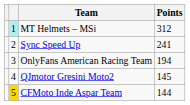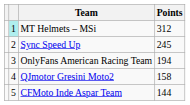(164, 44) 241 -> (164, 44) 245
(164, 76) 145 -> (164, 76) 158
(14, 92) gold background -> (14, 92) no background
